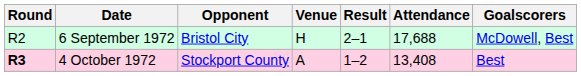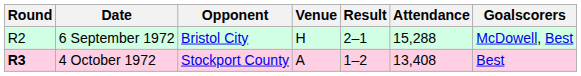(415, 37) 17,688 -> (415, 37) 15,288
